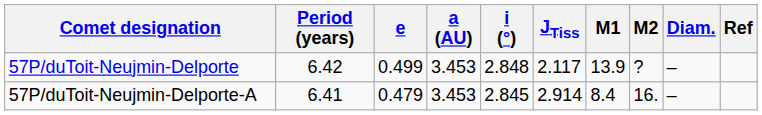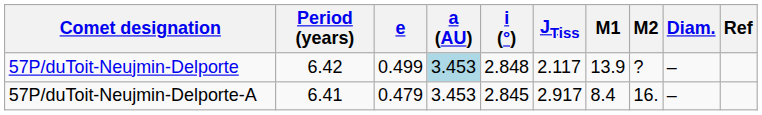(454, 67) no background -> (454, 67) lightblue background
(560, 95) 2.914 -> (560, 95) 2.917
